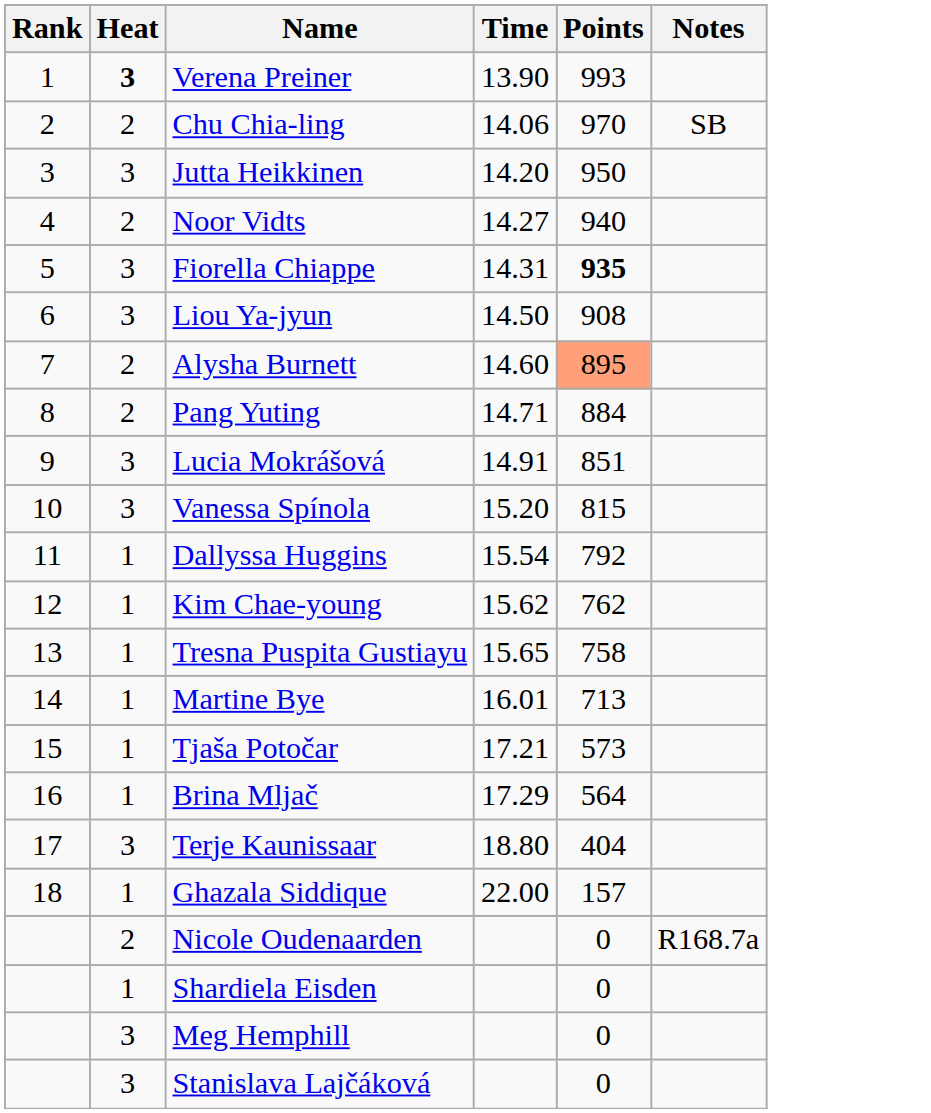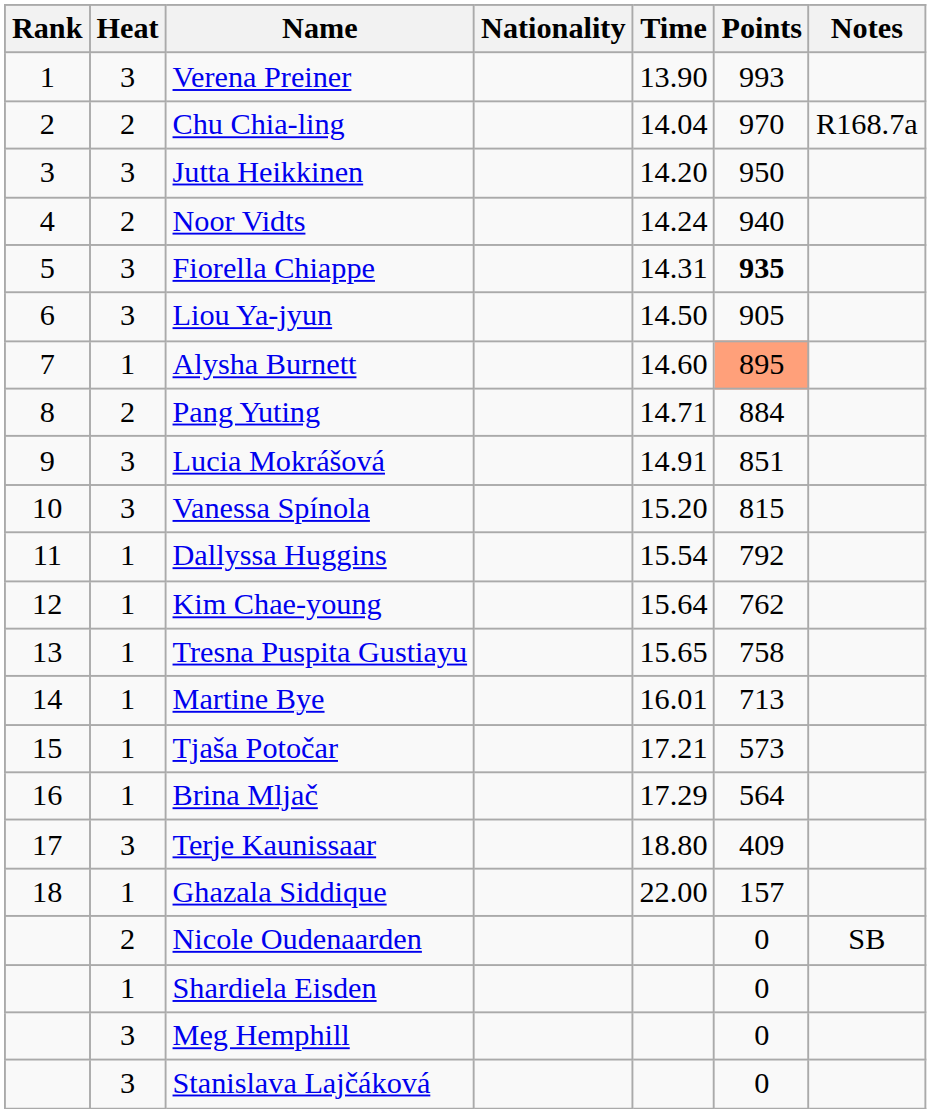+ column: (553, 28)
(128, 76) bold -> (128, 76) normal
(515, 124) 14.06 -> (674, 124) 14.04
(708, 124) SB -> (867, 124) R168.7a
(515, 220) 14.27 -> (674, 220) 14.24
(603, 316) 908 -> (762, 316) 905
(128, 364) 2 -> (128, 364) 1
(515, 603) 15.62 -> (674, 603) 15.64
(603, 843) 404 -> (762, 843) 409
(708, 939) R168.7a -> (867, 939) SB
